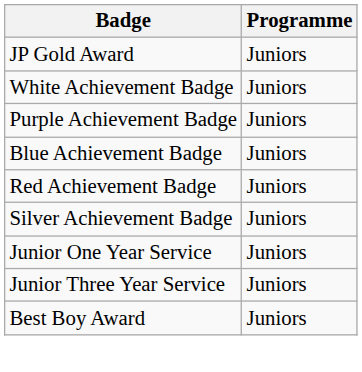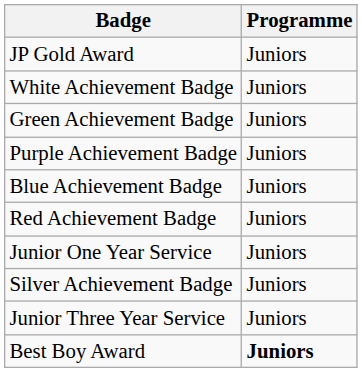+ row: (121, 119)
rows swapped: (121, 218) <-> (111, 251)
(277, 317) normal -> (280, 350) bold
